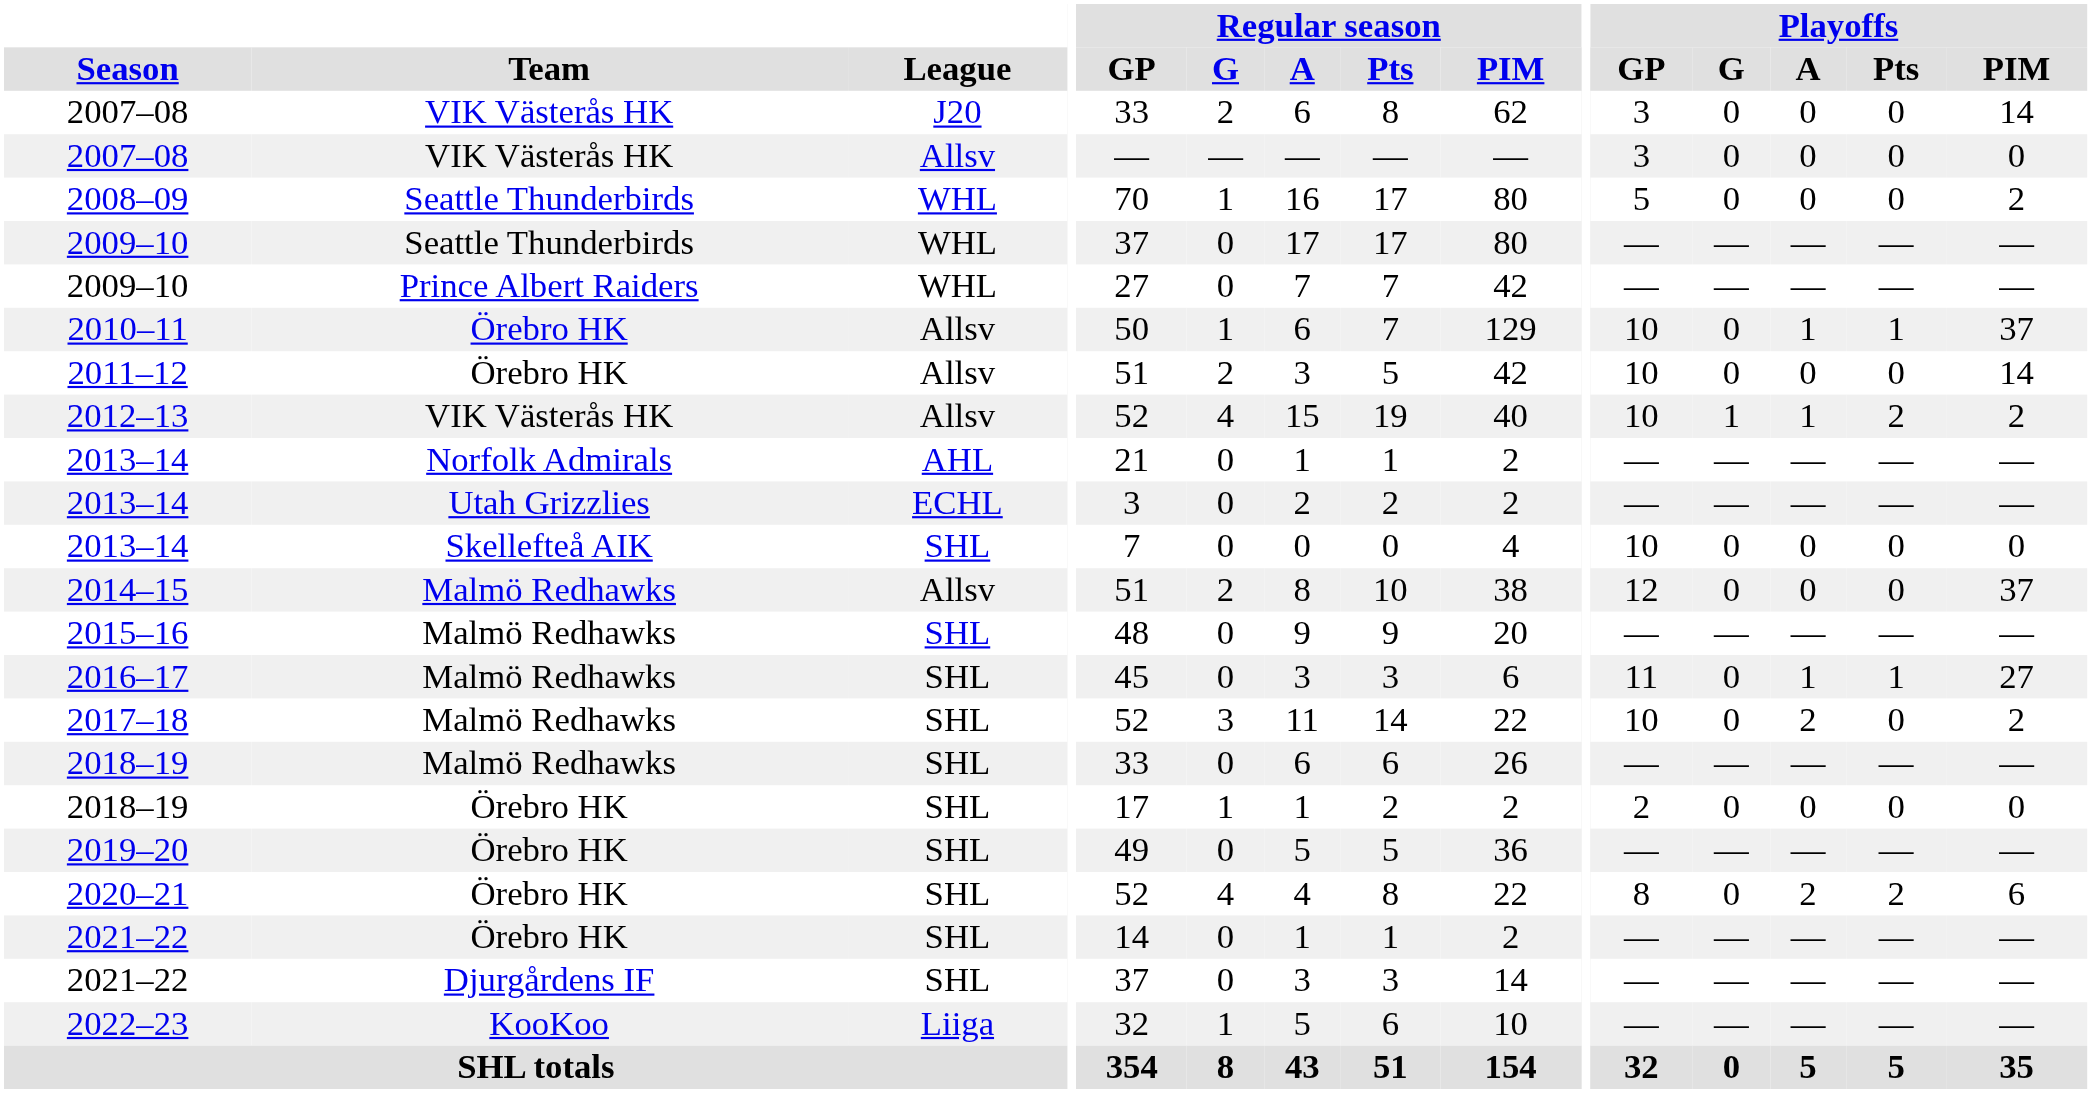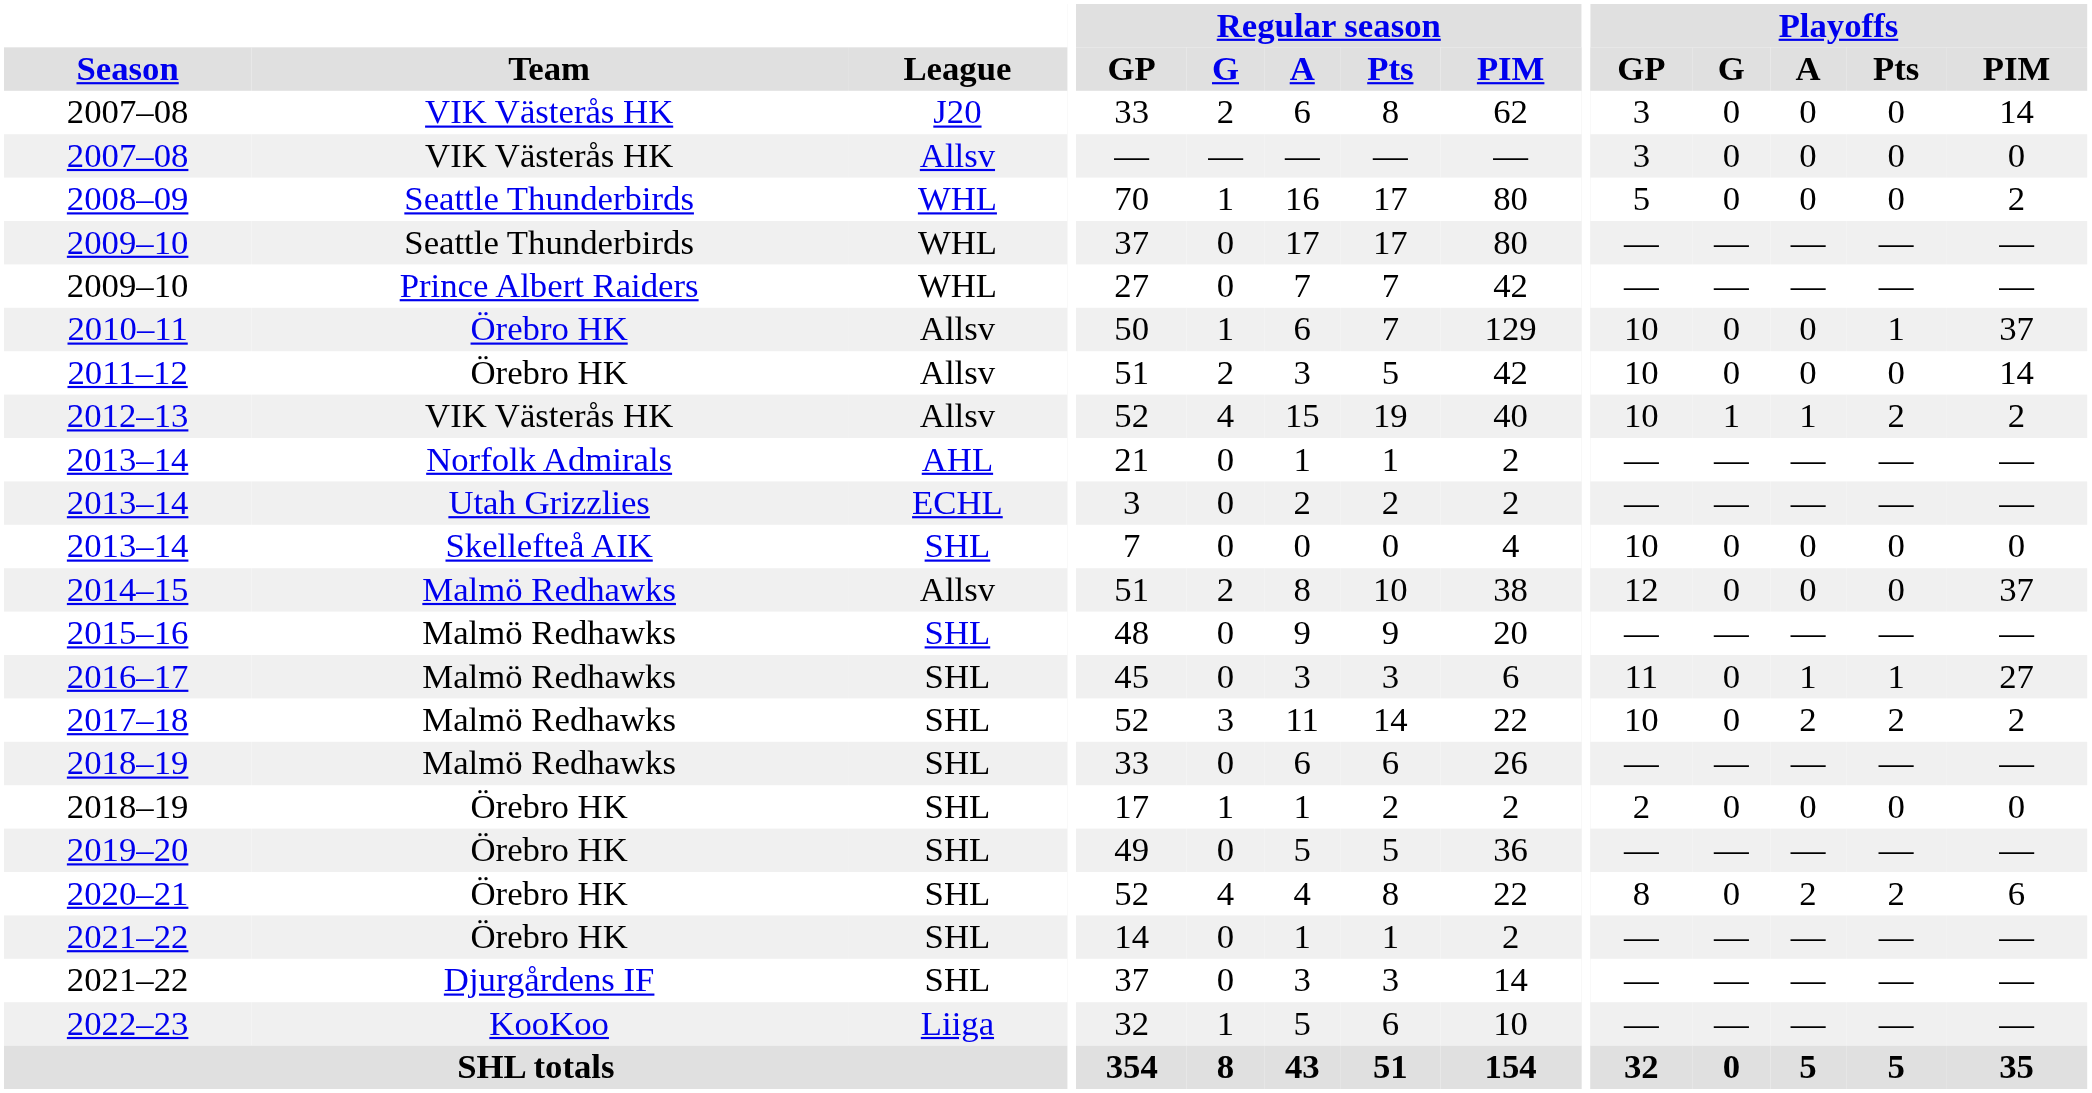(1808, 328) 1 -> (1808, 328) 0
(1896, 719) 0 -> (1896, 719) 2
